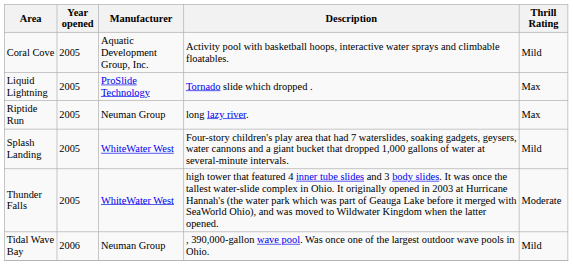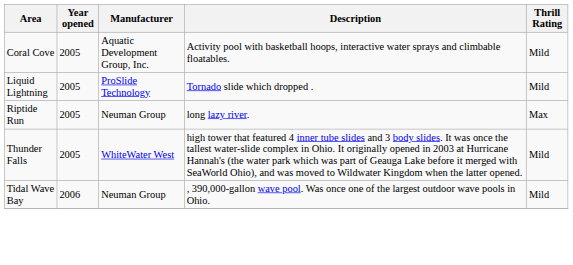(531, 86) Max -> (539, 86) Mild
- row: (24, 148)
(541, 200) Moderate -> (539, 154) Mild
